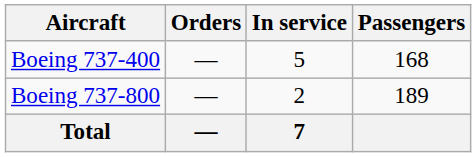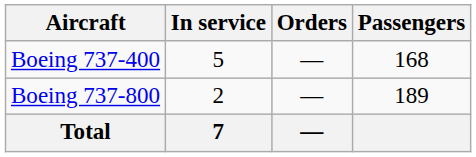columns swapped: (299, 22) <-> (206, 22)
